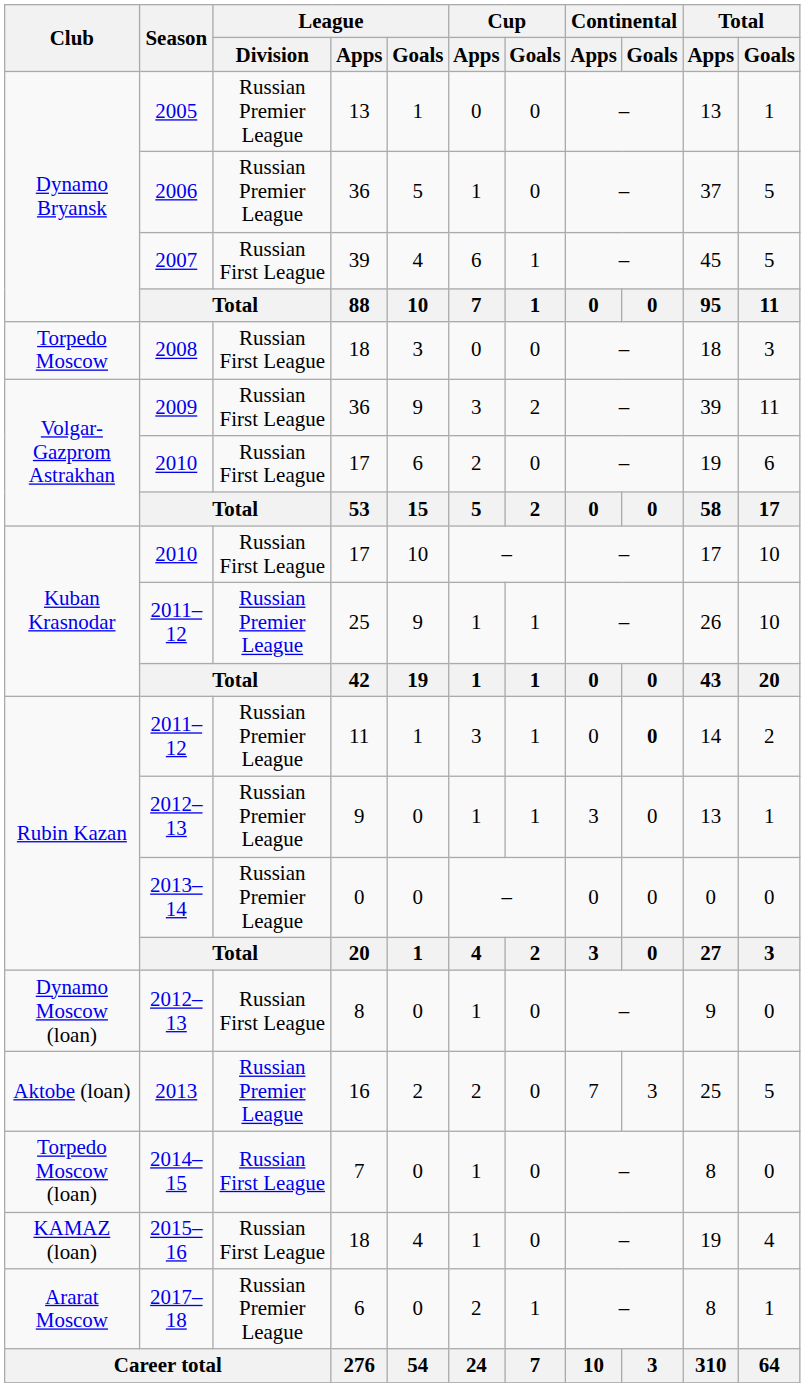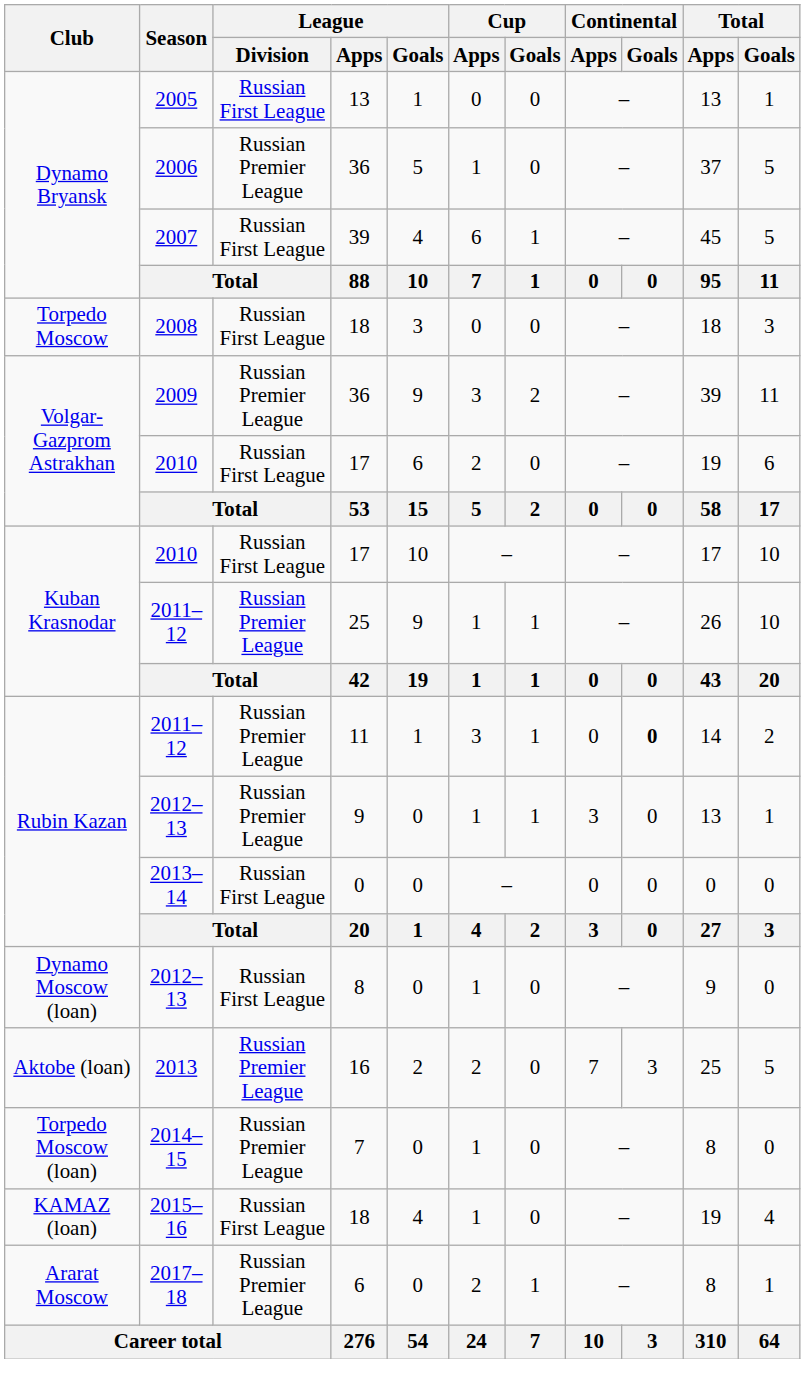(272, 111) Russian Premier League -> (272, 99) Russian First League
(272, 407) Russian First League -> (272, 395) Russian Premier League
(272, 897) Russian Premier League -> (272, 885) Russian First League
(272, 1171) Russian First League -> (272, 1147) Russian Premier League
